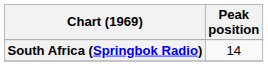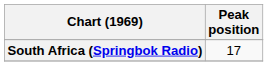(234, 50) 14 -> (234, 50) 17
